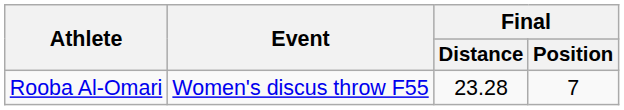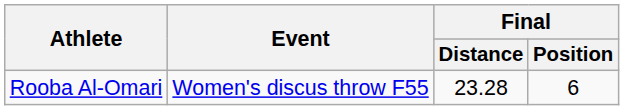(573, 88) 7 -> (573, 88) 6
